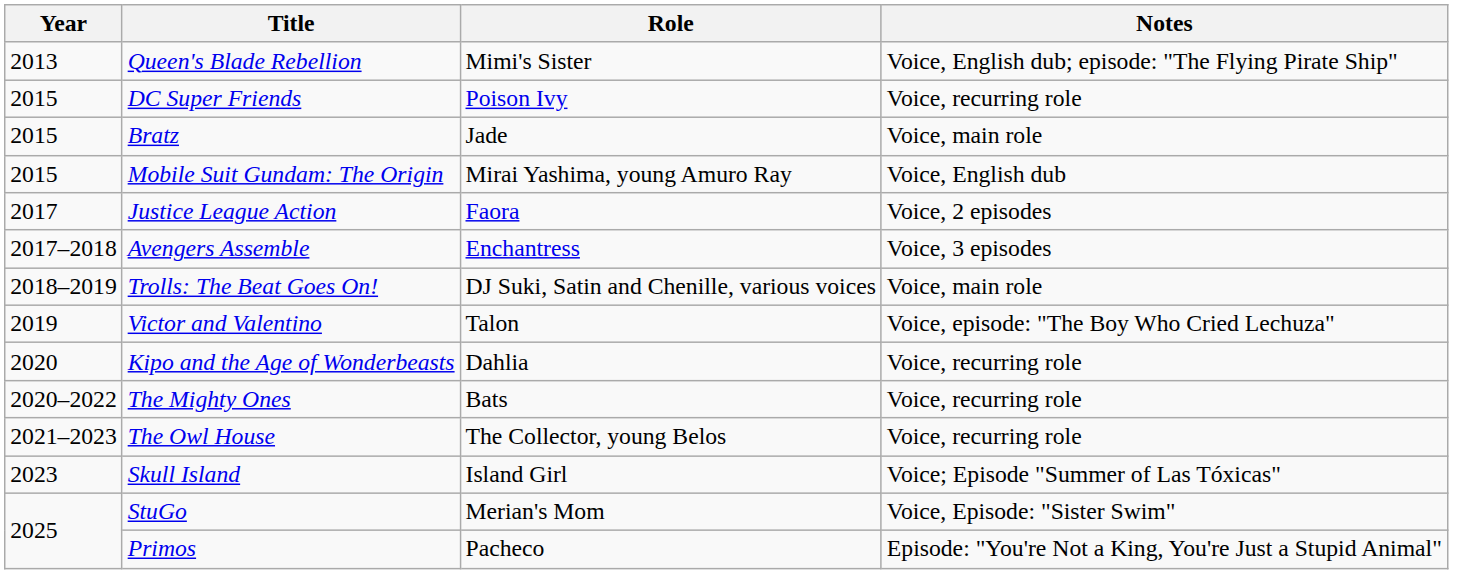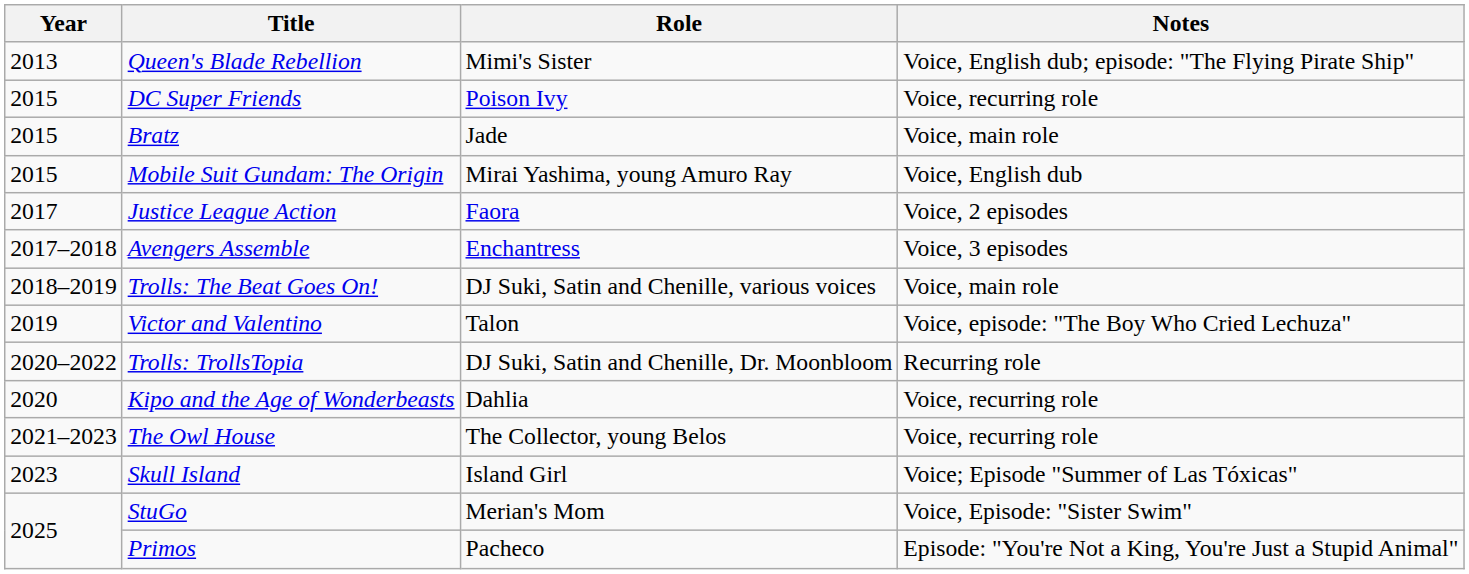+ row: (216, 361)
- row: (209, 398)
